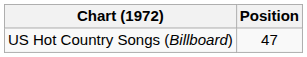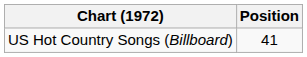(269, 40) 47 -> (269, 40) 41
